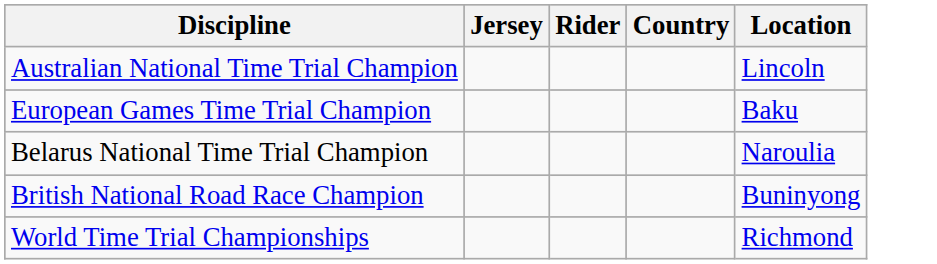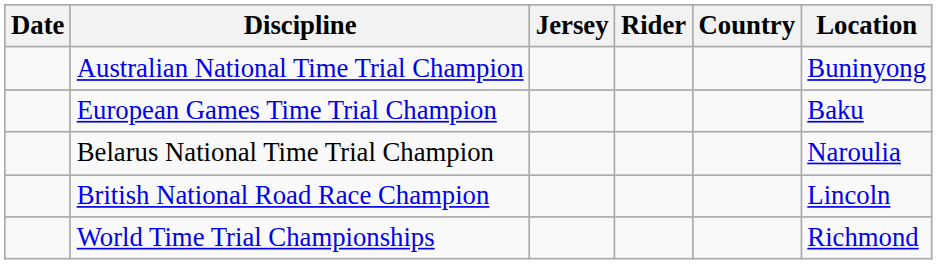+ column: (38, 25)
(783, 68) Lincoln -> (867, 68) Buninyong
(801, 195) Buninyong -> (849, 195) Lincoln
